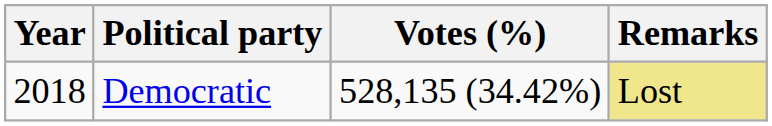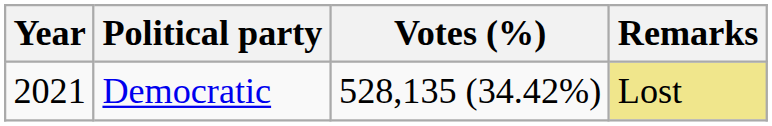(50, 90) 2018 -> (50, 90) 2021
